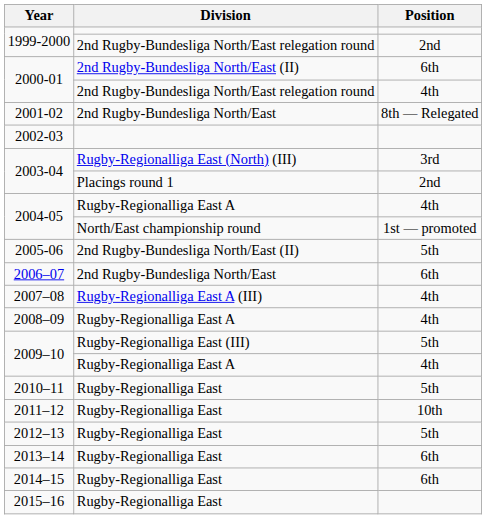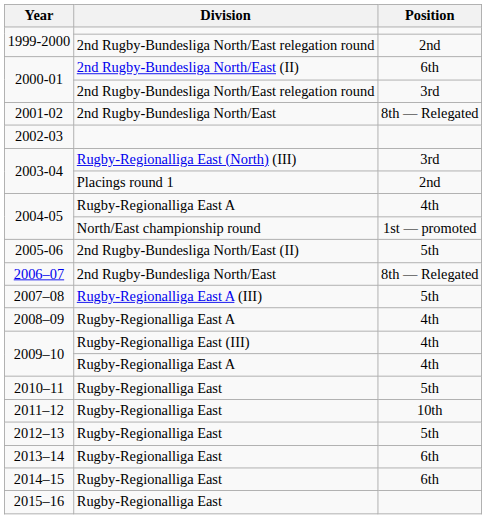(430, 91) 4th -> (430, 91) 3rd
(430, 273) 6th -> (430, 273) 8th — Relegated
(430, 296) 4th -> (430, 296) 5th
(430, 342) 5th -> (430, 342) 4th
